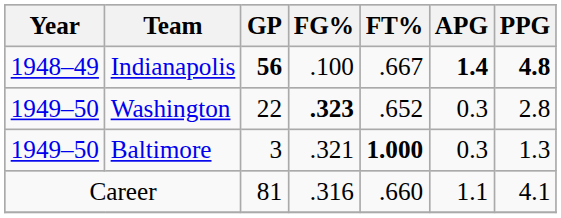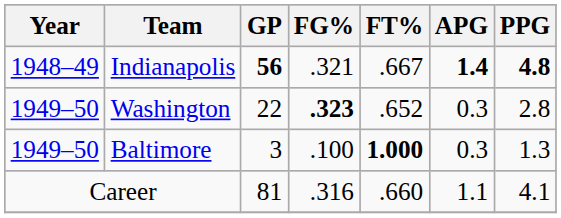(332, 67) .100 -> (332, 67) .321
(332, 150) .321 -> (332, 150) .100
